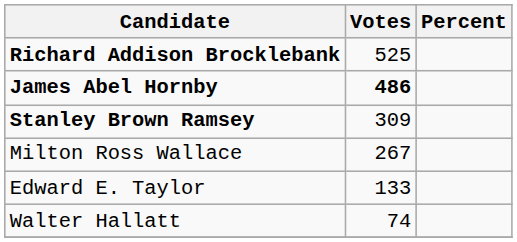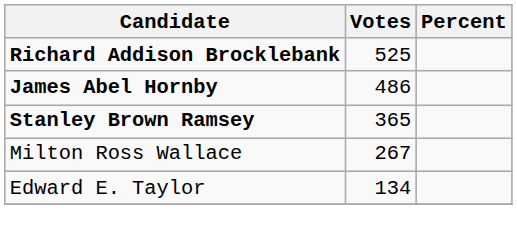(393, 88) bold -> (393, 88) normal
(393, 121) 309 -> (393, 121) 365
(393, 188) 133 -> (393, 188) 134
- row: (95, 221)
